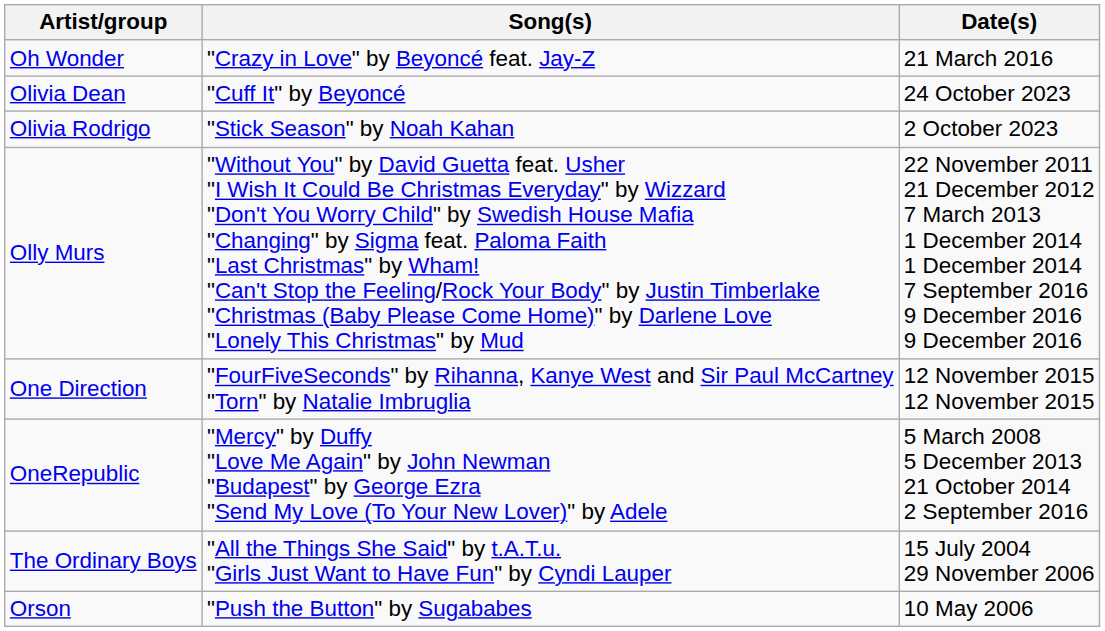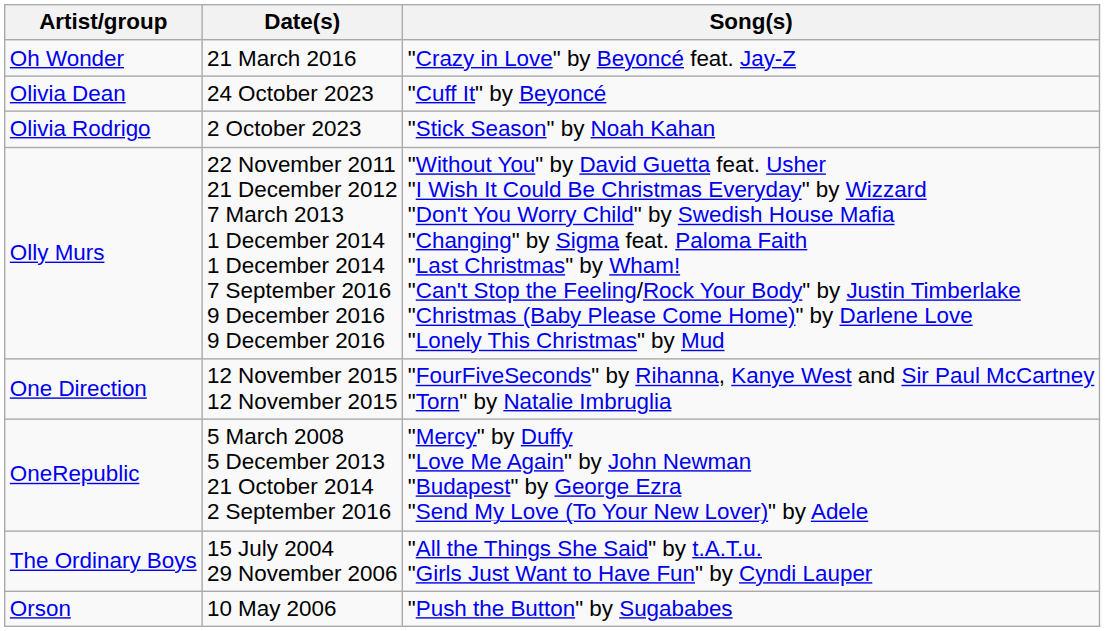columns swapped: (550, 22) <-> (999, 22)
